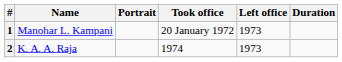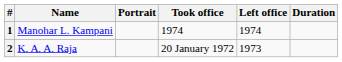(198, 30) 20 January 1972 -> (172, 30) 1974
(250, 30) 1973 -> (250, 30) 1974
(172, 48) 1974 -> (198, 48) 20 January 1972
